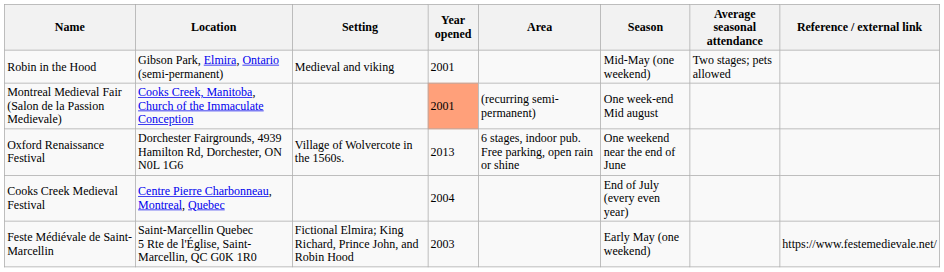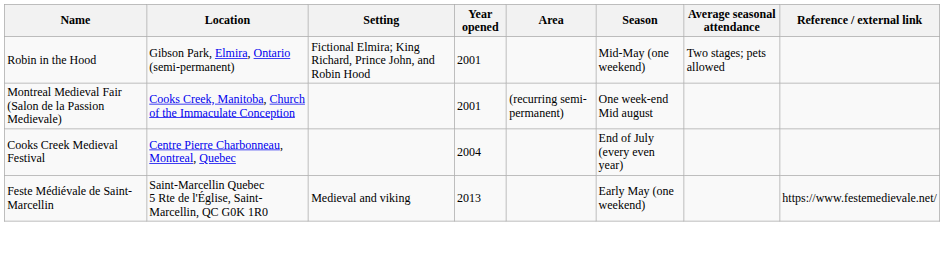(344, 66) Medieval and viking -> (373, 60) Fictional Elmira; King Richard, Prince John, and Robin Hood
(443, 106) lightsalmon background -> (469, 106) no background
- row: (56, 152)
(357, 244) Fictional Elmira; King Richard, Prince John, and Robin Hood -> (361, 198) Medieval and viking
(443, 244) 2003 -> (469, 198) 2013
